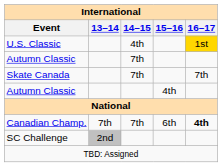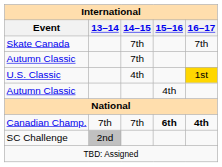rows swapped: (38, 75) <-> (34, 43)
(169, 122) normal -> (169, 122) bold
